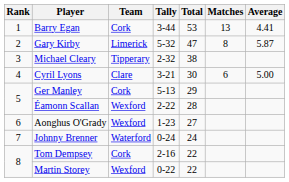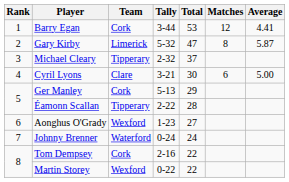(225, 28) 13 -> (225, 28) 12
(192, 59) 38 -> (192, 59) 37
(128, 106) Wexford -> (130, 106) Tipperary
